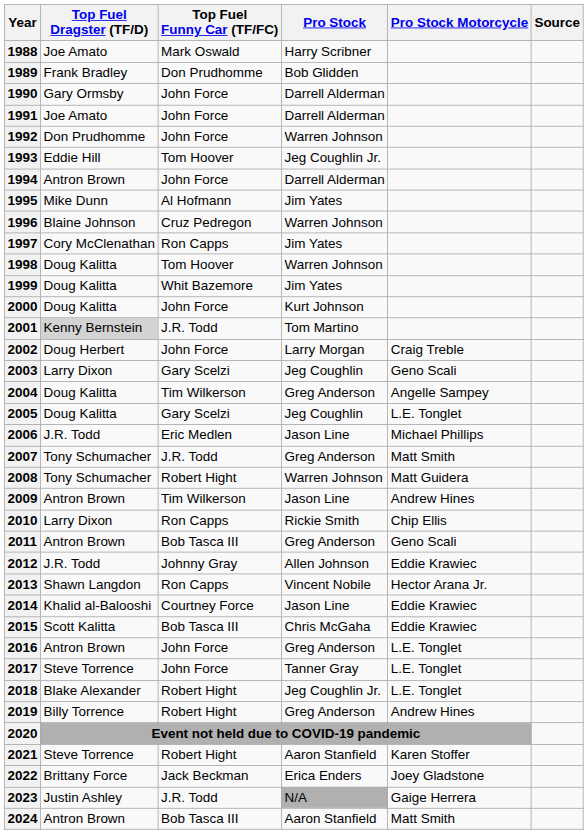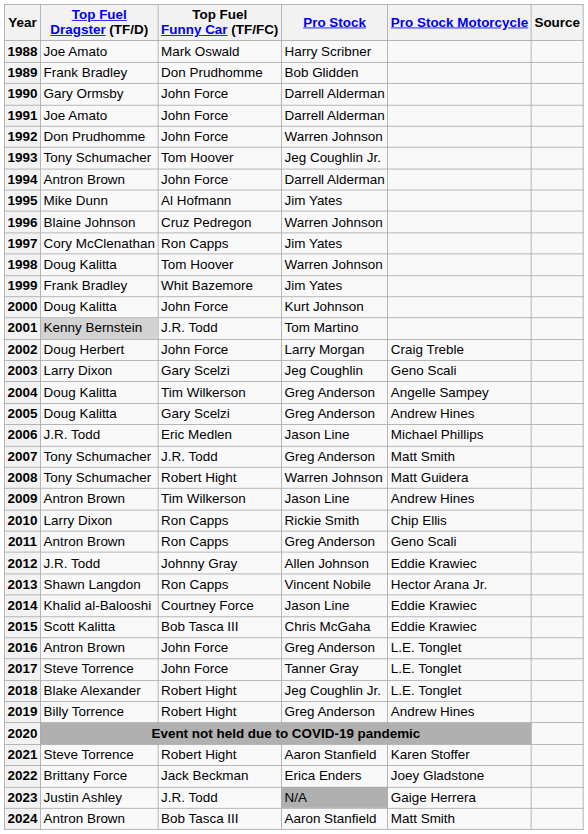(72, 158) Eddie Hill -> (97, 158) Tony Schumacher
(80, 286) Doug Kalitta -> (85, 286) Frank Bradley
(324, 413) Jeg Coughlin -> (330, 413) Greg Anderson
(426, 413) L.E. Tonglet -> (433, 413) Andrew Hines
(200, 541) Bob Tasca III -> (195, 541) Ron Capps
